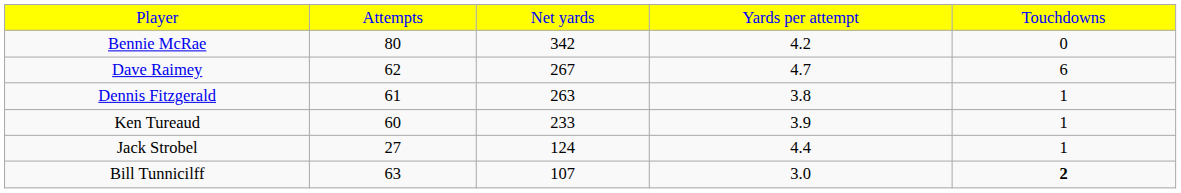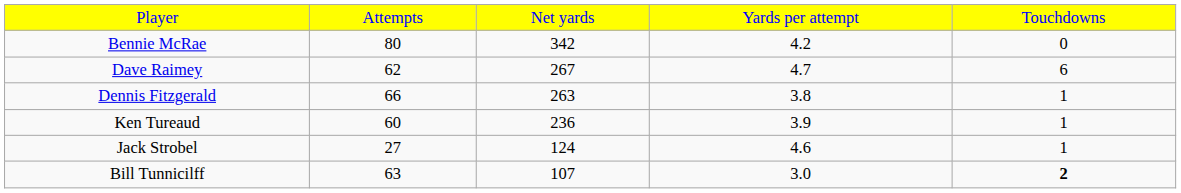(393, 95) 61 -> (393, 95) 66
(563, 122) 233 -> (563, 122) 236
(801, 148) 4.4 -> (801, 148) 4.6
